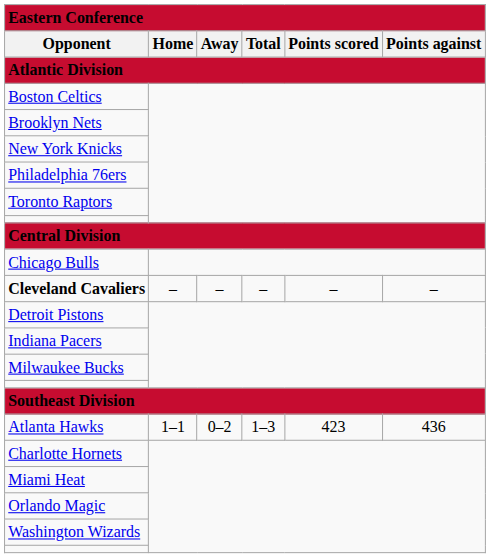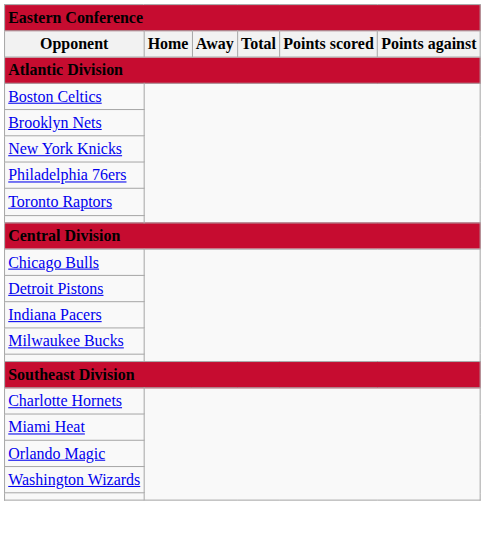- row: (77, 288)
- row: (56, 427)
